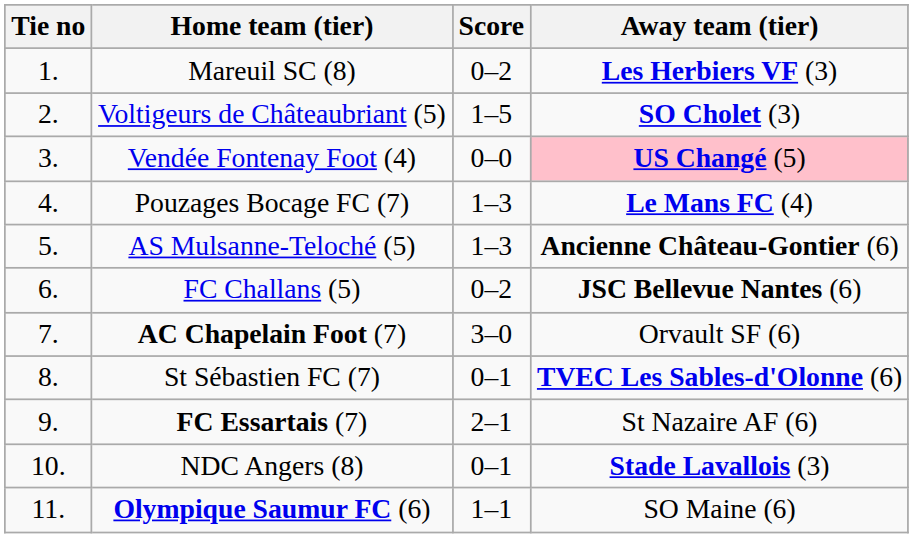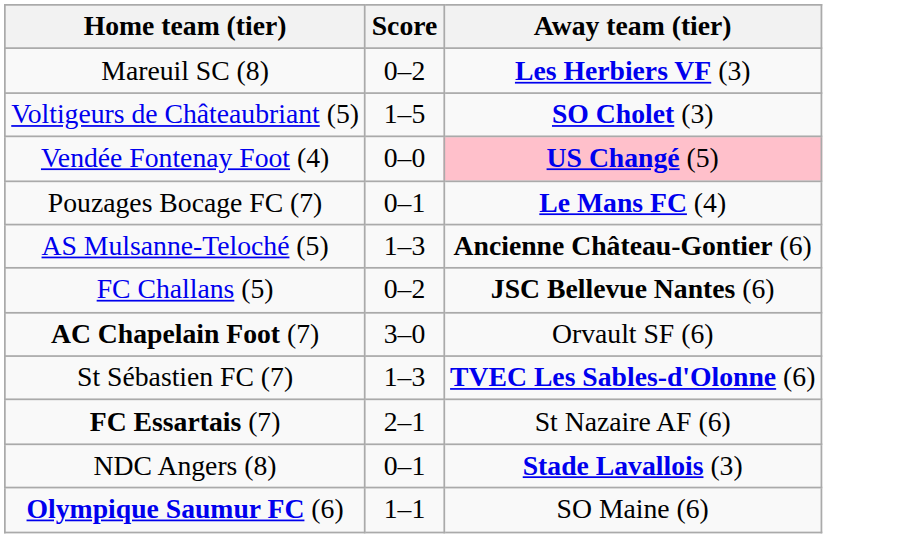- column: (48, 26)
(491, 202) 1–3 -> (404, 202) 0–1
(491, 377) 0–1 -> (404, 377) 1–3
